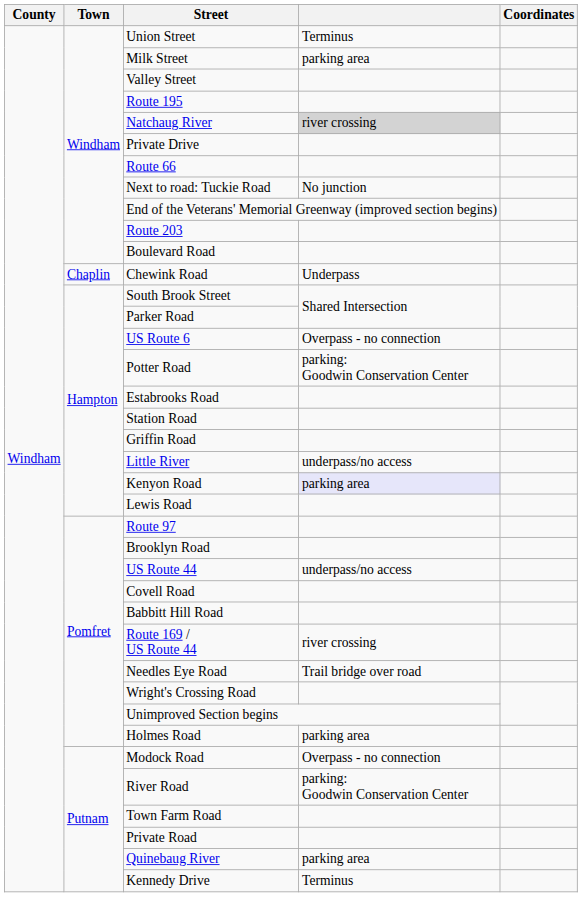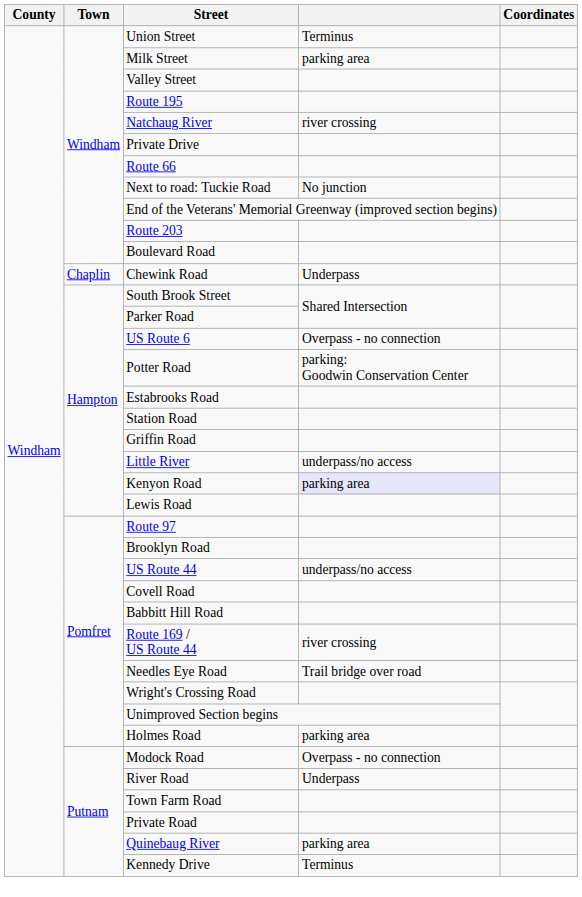(339, 123) lightgrey background -> (339, 123) no background
(385, 786) parking: Goodwin Conservation Center -> (331, 779) Underpass
